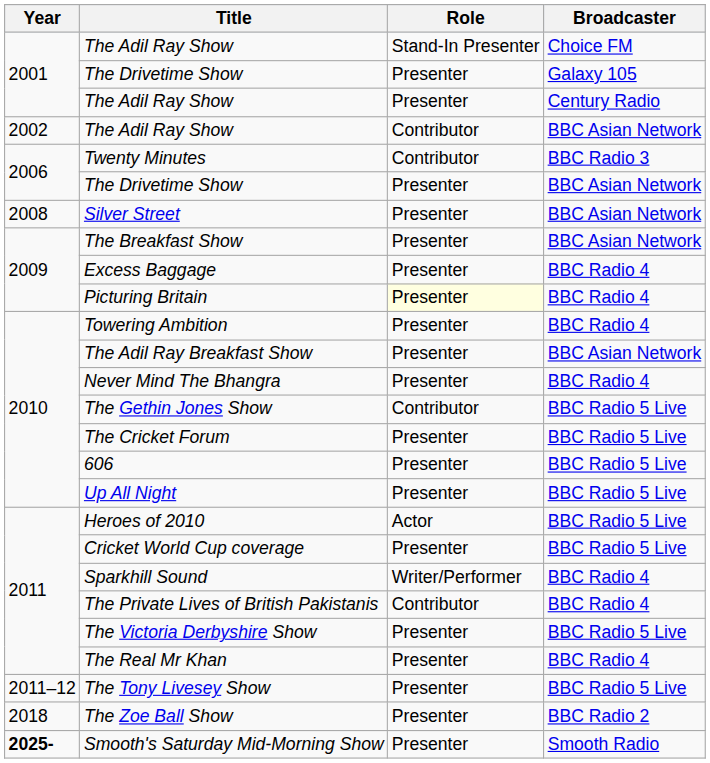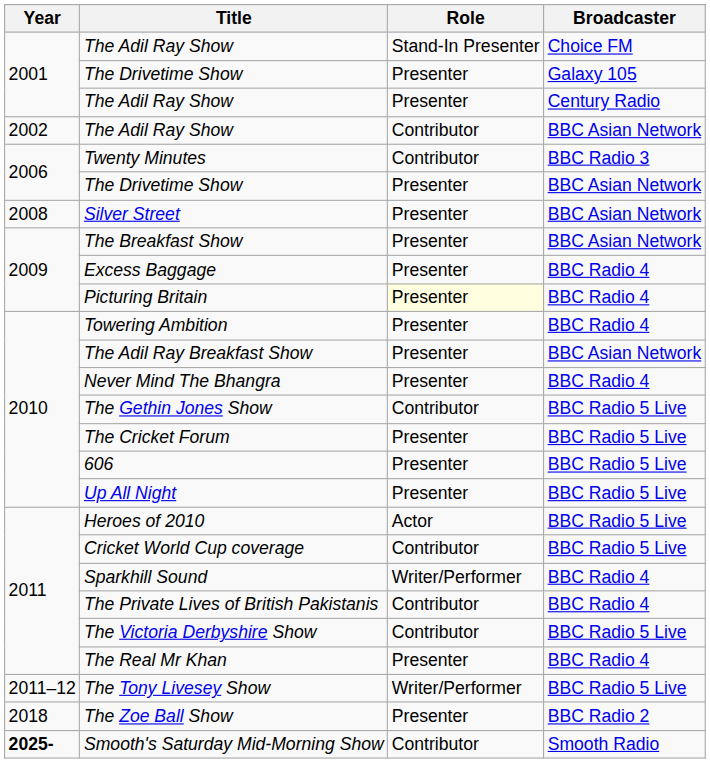(430, 548) Presenter -> (435, 548) Contributor
(430, 632) Presenter -> (435, 632) Contributor
(430, 688) Presenter -> (457, 688) Writer/Performer
(430, 744) Presenter -> (435, 744) Contributor
